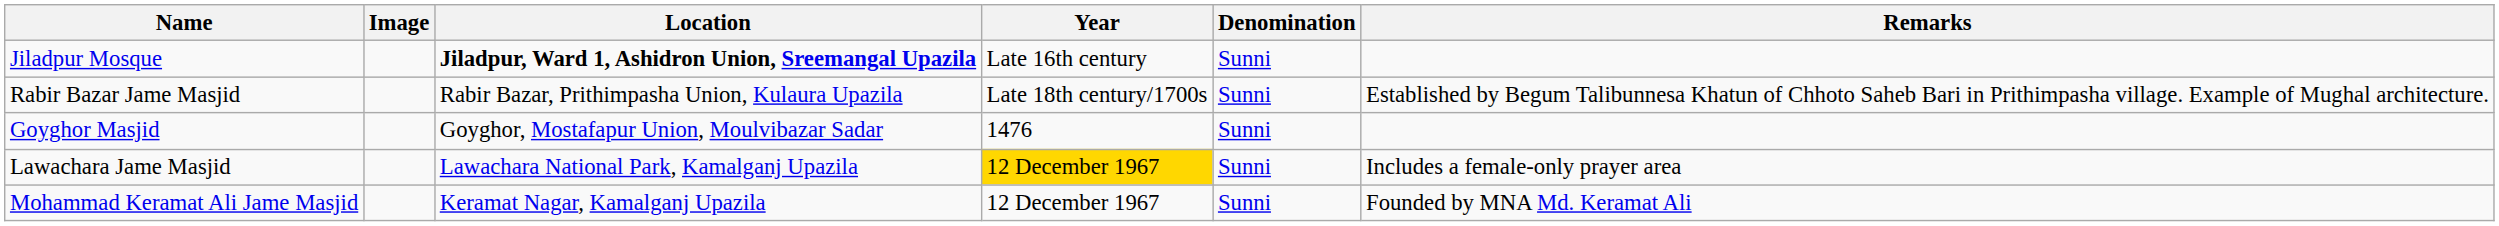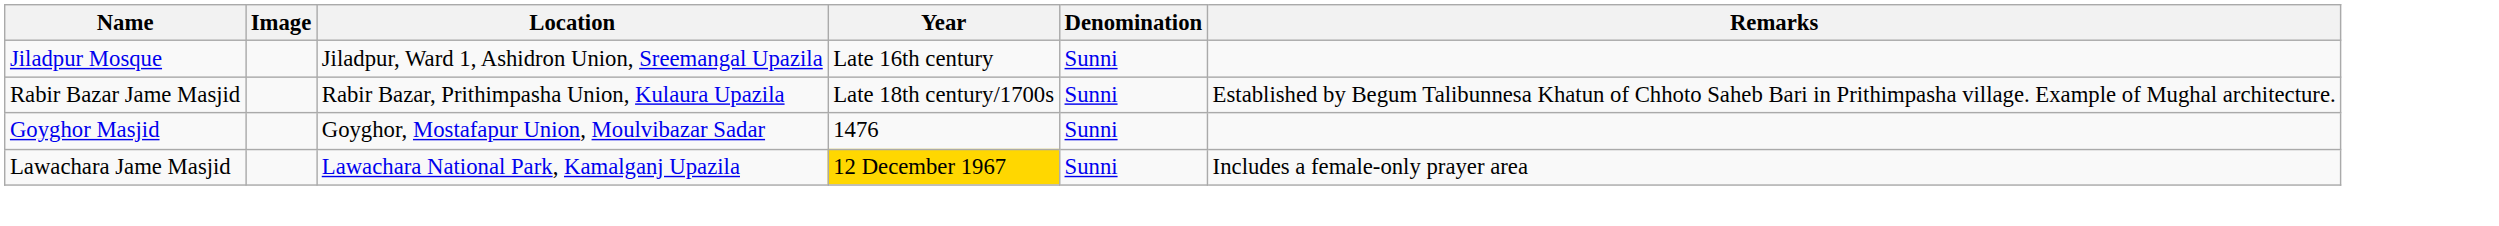(708, 58) bold -> (572, 58) normal
- row: (184, 202)
